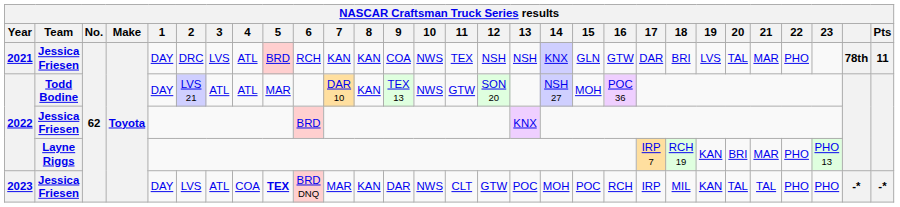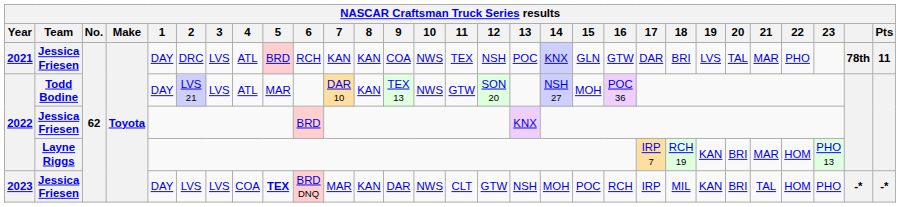(525, 58) NSH -> (525, 58) POC
(219, 90) ATL -> (219, 90) LVS
(797, 154) PHO -> (798, 154) HOM
(219, 186) ATL -> (219, 186) LVS
(525, 186) POC -> (525, 186) NSH
(738, 186) TAL -> (738, 186) BRI
(797, 186) PHO -> (798, 186) HOM
